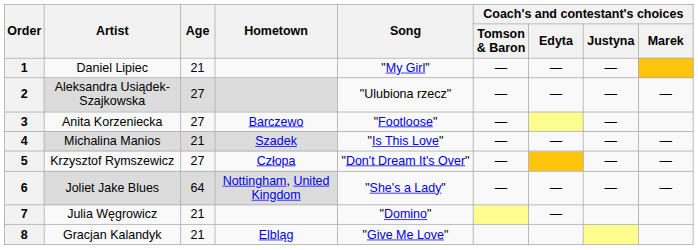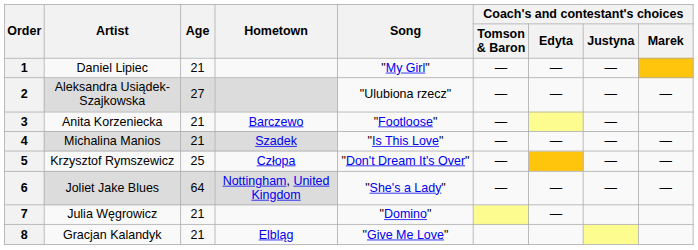(198, 121) 27 -> (198, 121) 21
(198, 161) 27 -> (198, 161) 25
